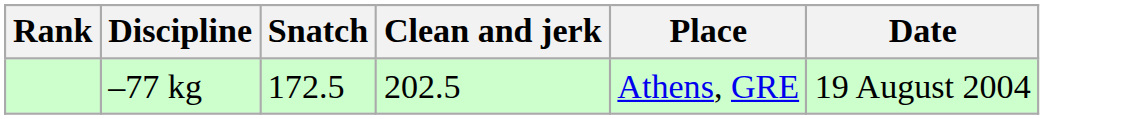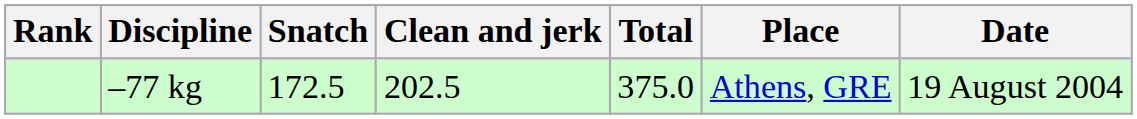+ column: (656, 31)
